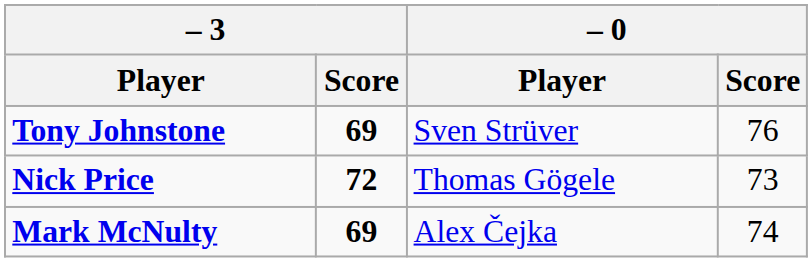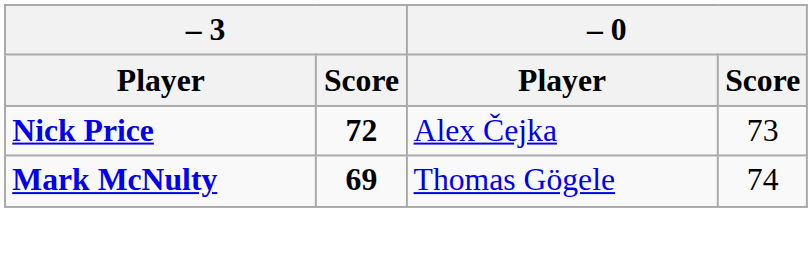- row: (119, 130)
(514, 180) Thomas Gögele -> (485, 130) Alex Čejka
(485, 230) Alex Čejka -> (514, 180) Thomas Gögele
